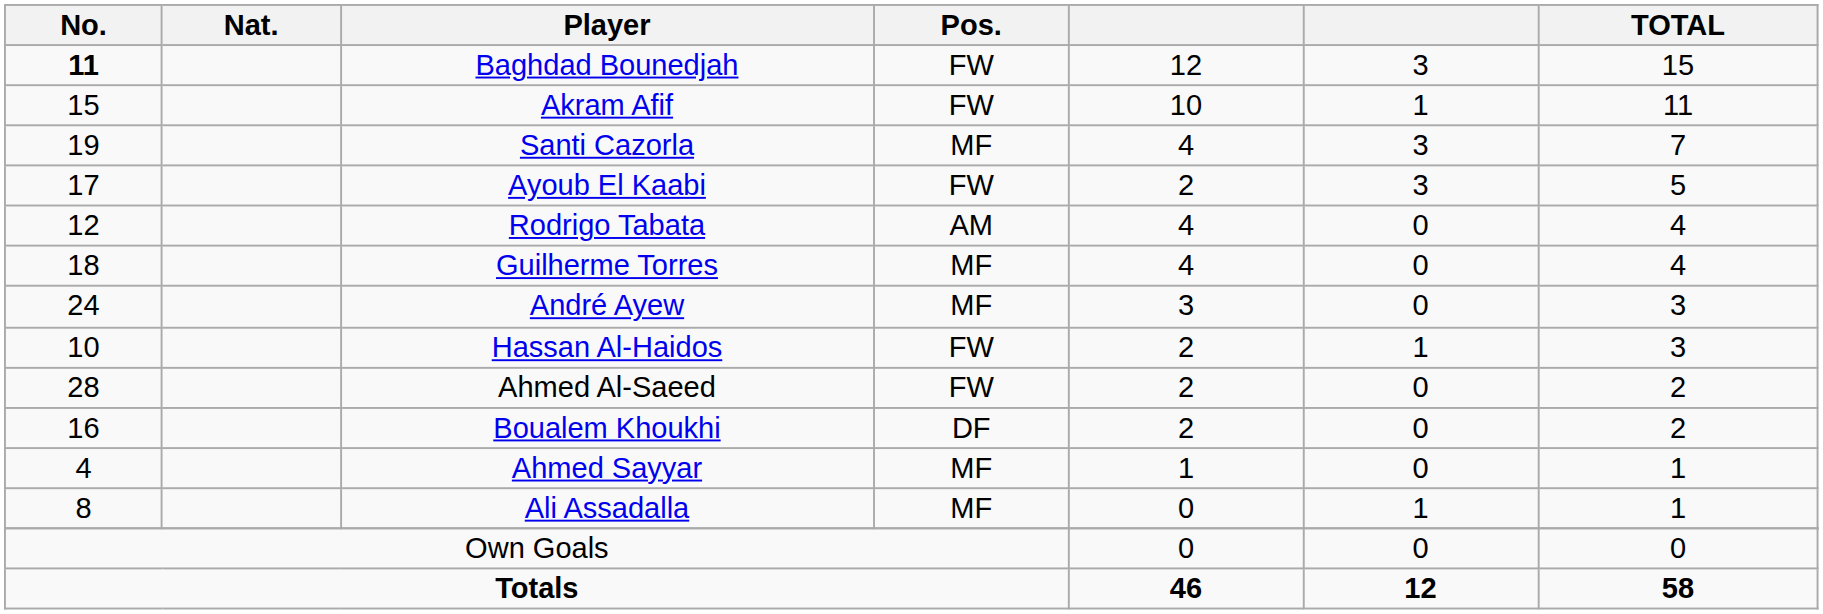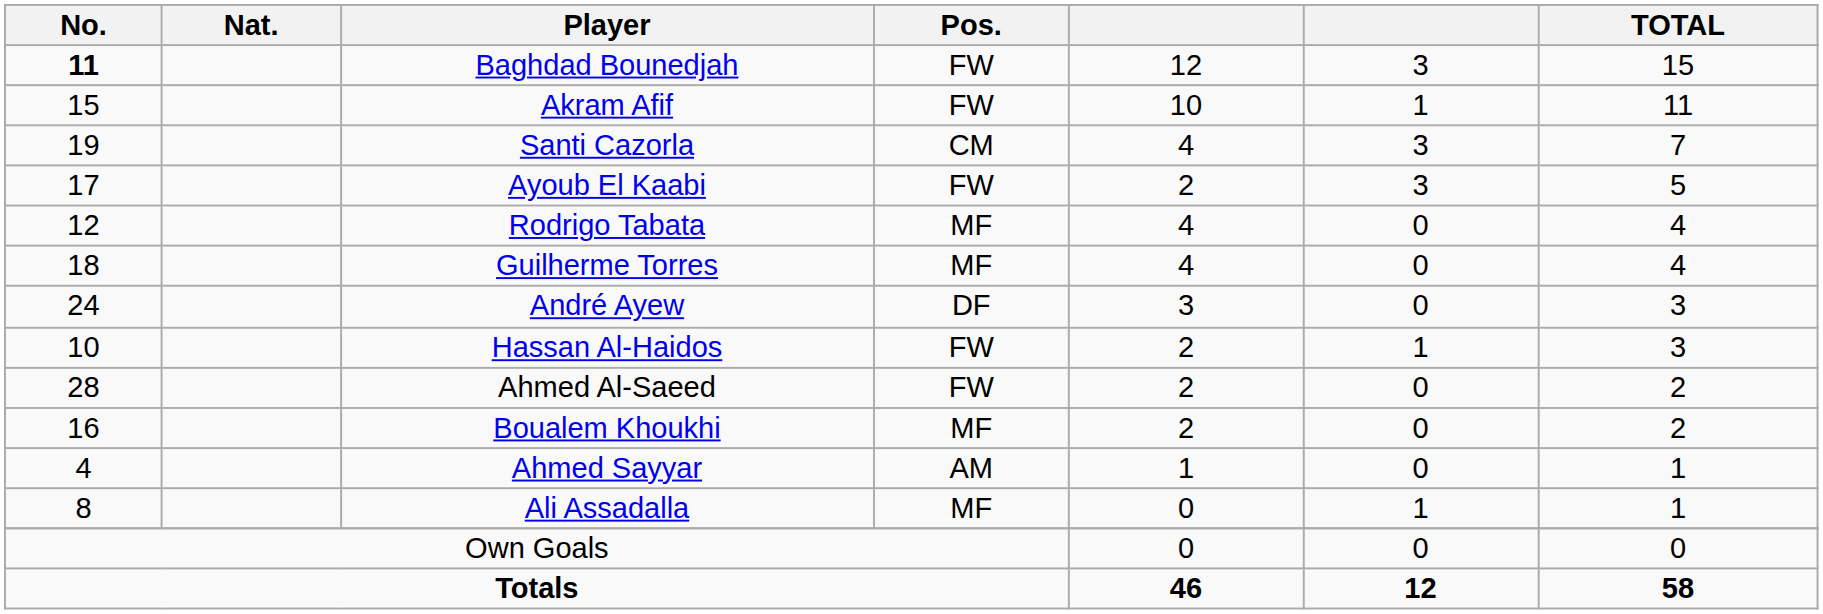(971, 145) MF -> (971, 145) CM
(971, 225) AM -> (971, 225) MF
(971, 306) MF -> (971, 306) DF
(971, 427) DF -> (971, 427) MF
(971, 467) MF -> (971, 467) AM
